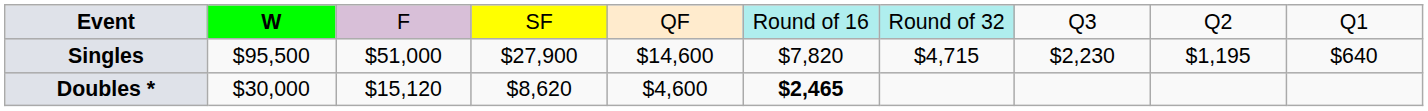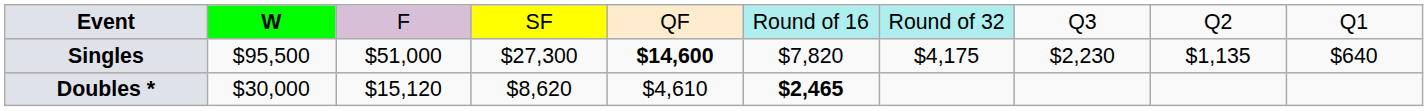(539, 56) $27,900 -> (539, 56) $27,300
(675, 56) normal -> (675, 56) bold
(947, 56) $4,715 -> (947, 56) $4,175
(1218, 56) $1,195 -> (1218, 56) $1,135
(675, 89) $4,600 -> (675, 89) $4,610
